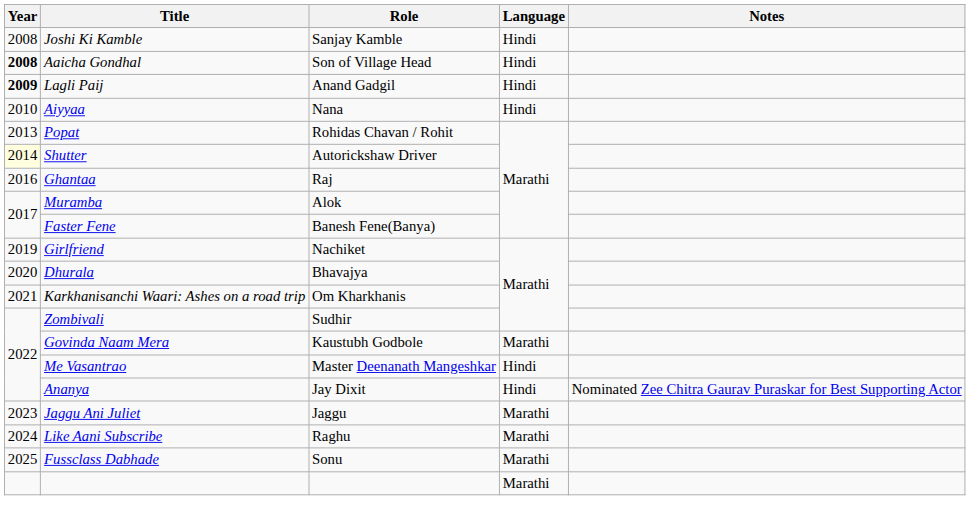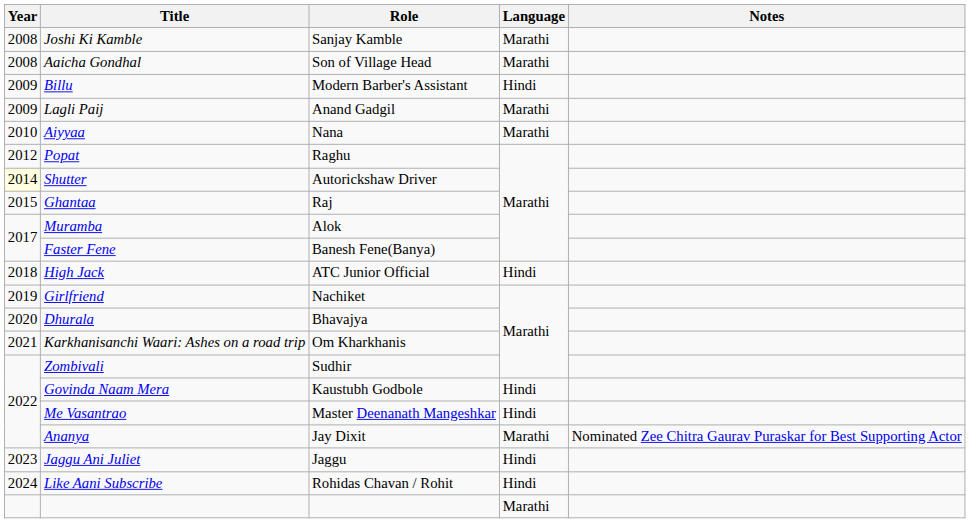(520, 39) Hindi -> (526, 39) Marathi
(23, 62) bold -> (23, 62) normal
(520, 62) Hindi -> (526, 62) Marathi
+ row: (58, 86)
(23, 86) bold -> (23, 109) normal
(520, 86) Hindi -> (526, 109) Marathi
(520, 109) Hindi -> (526, 132) Marathi
(23, 132) 2013 -> (23, 156) 2012
(383, 132) Rohidas Chavan / Rohit -> (331, 156) Raghu
(23, 179) 2016 -> (23, 202) 2015
+ row: (74, 272)
(526, 343) Marathi -> (520, 389) Hindi
(520, 389) Hindi -> (526, 436) Marathi
(526, 413) Marathi -> (520, 459) Hindi
(331, 436) Raghu -> (383, 483) Rohidas Chavan / Rohit
(526, 436) Marathi -> (520, 483) Hindi
- row: (102, 459)
